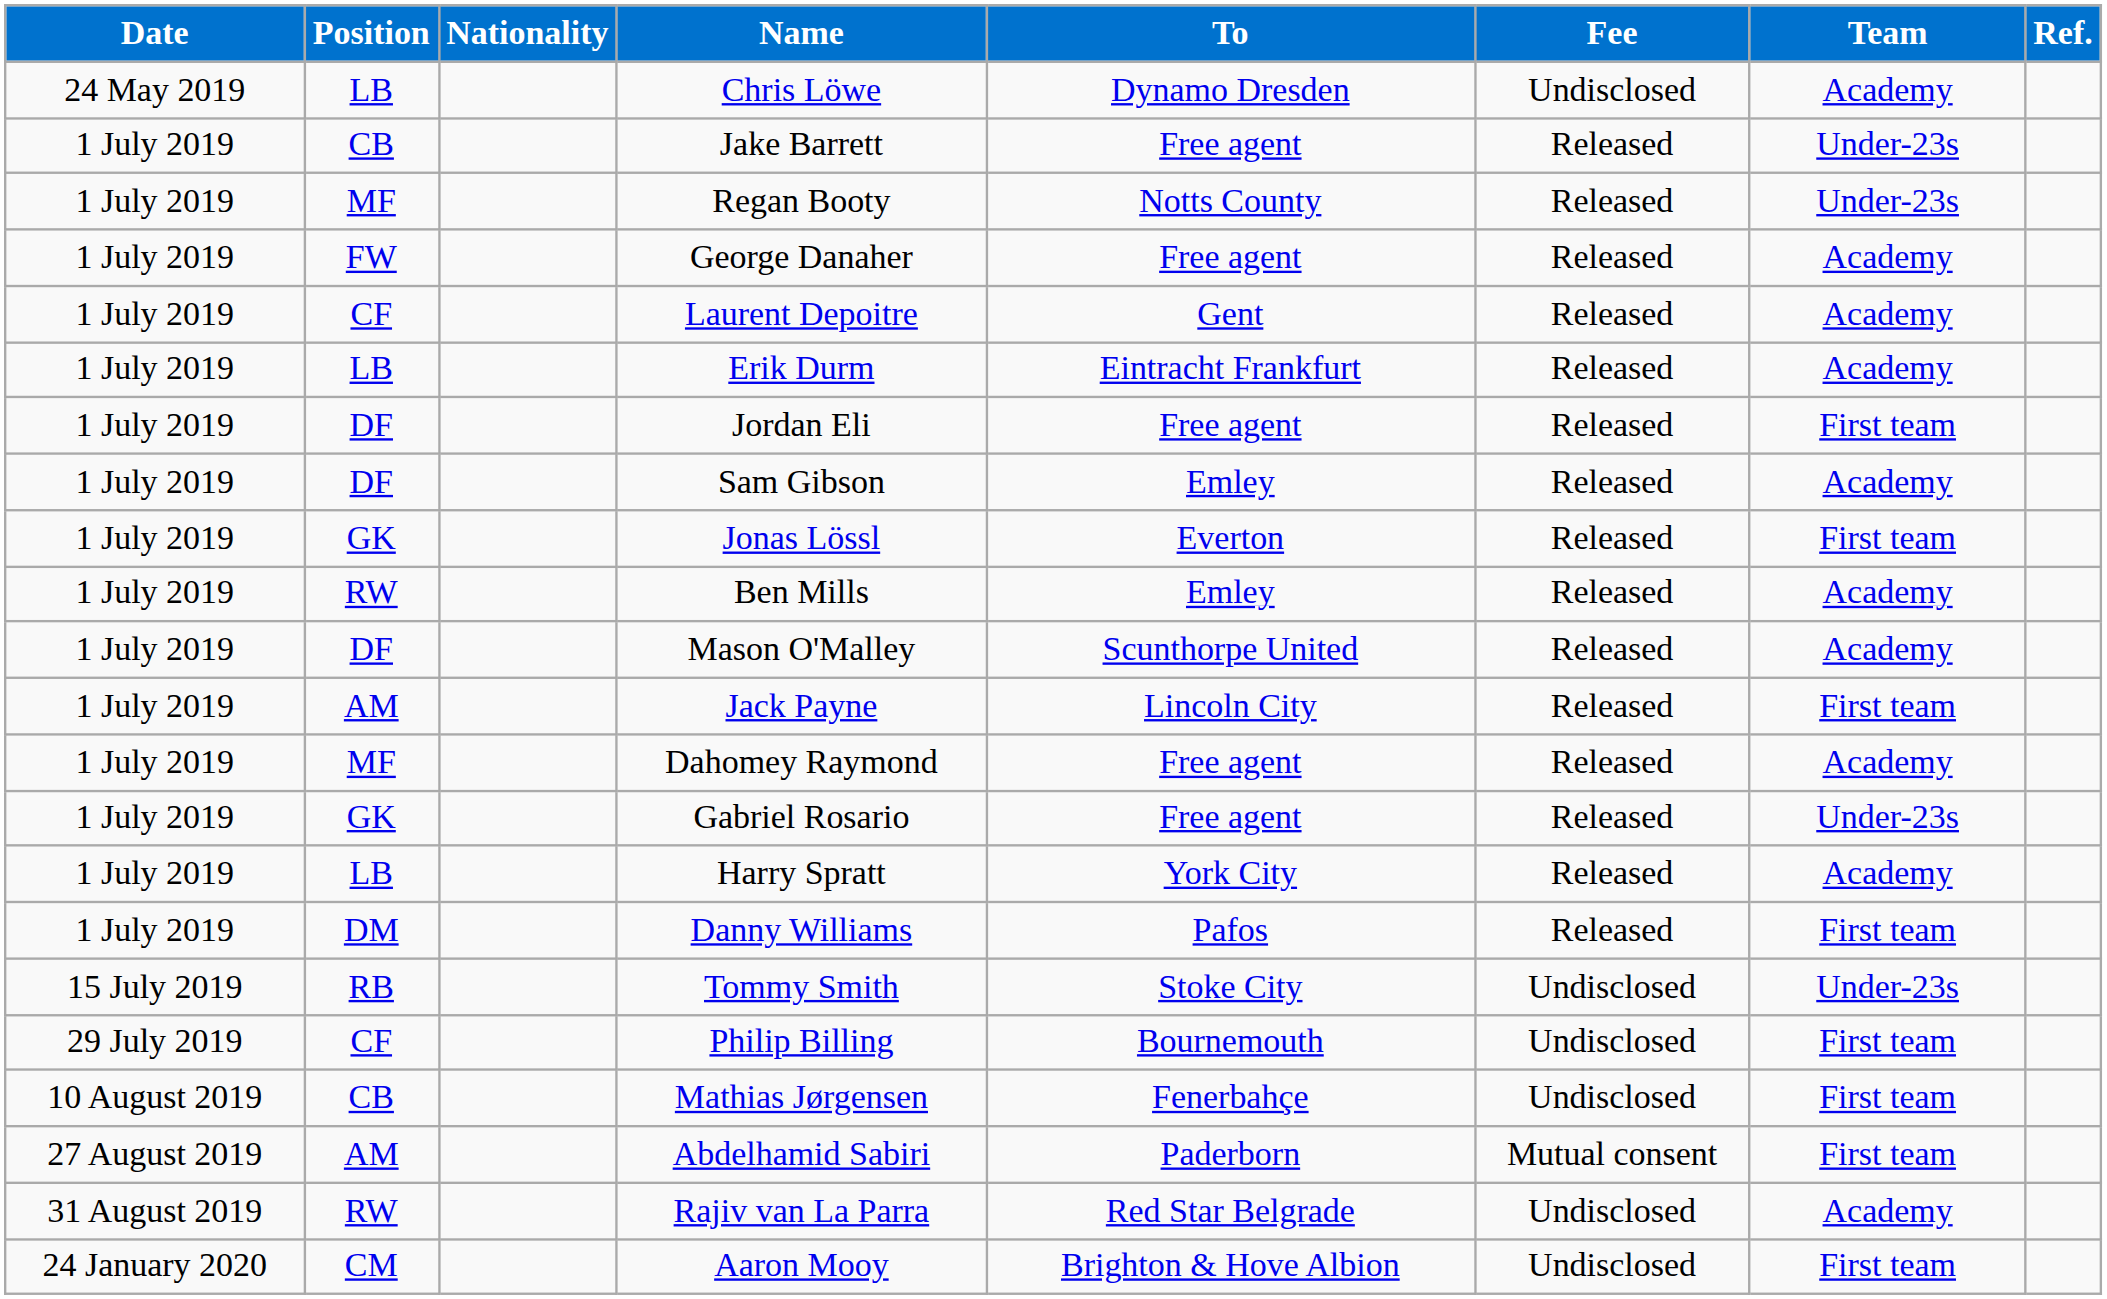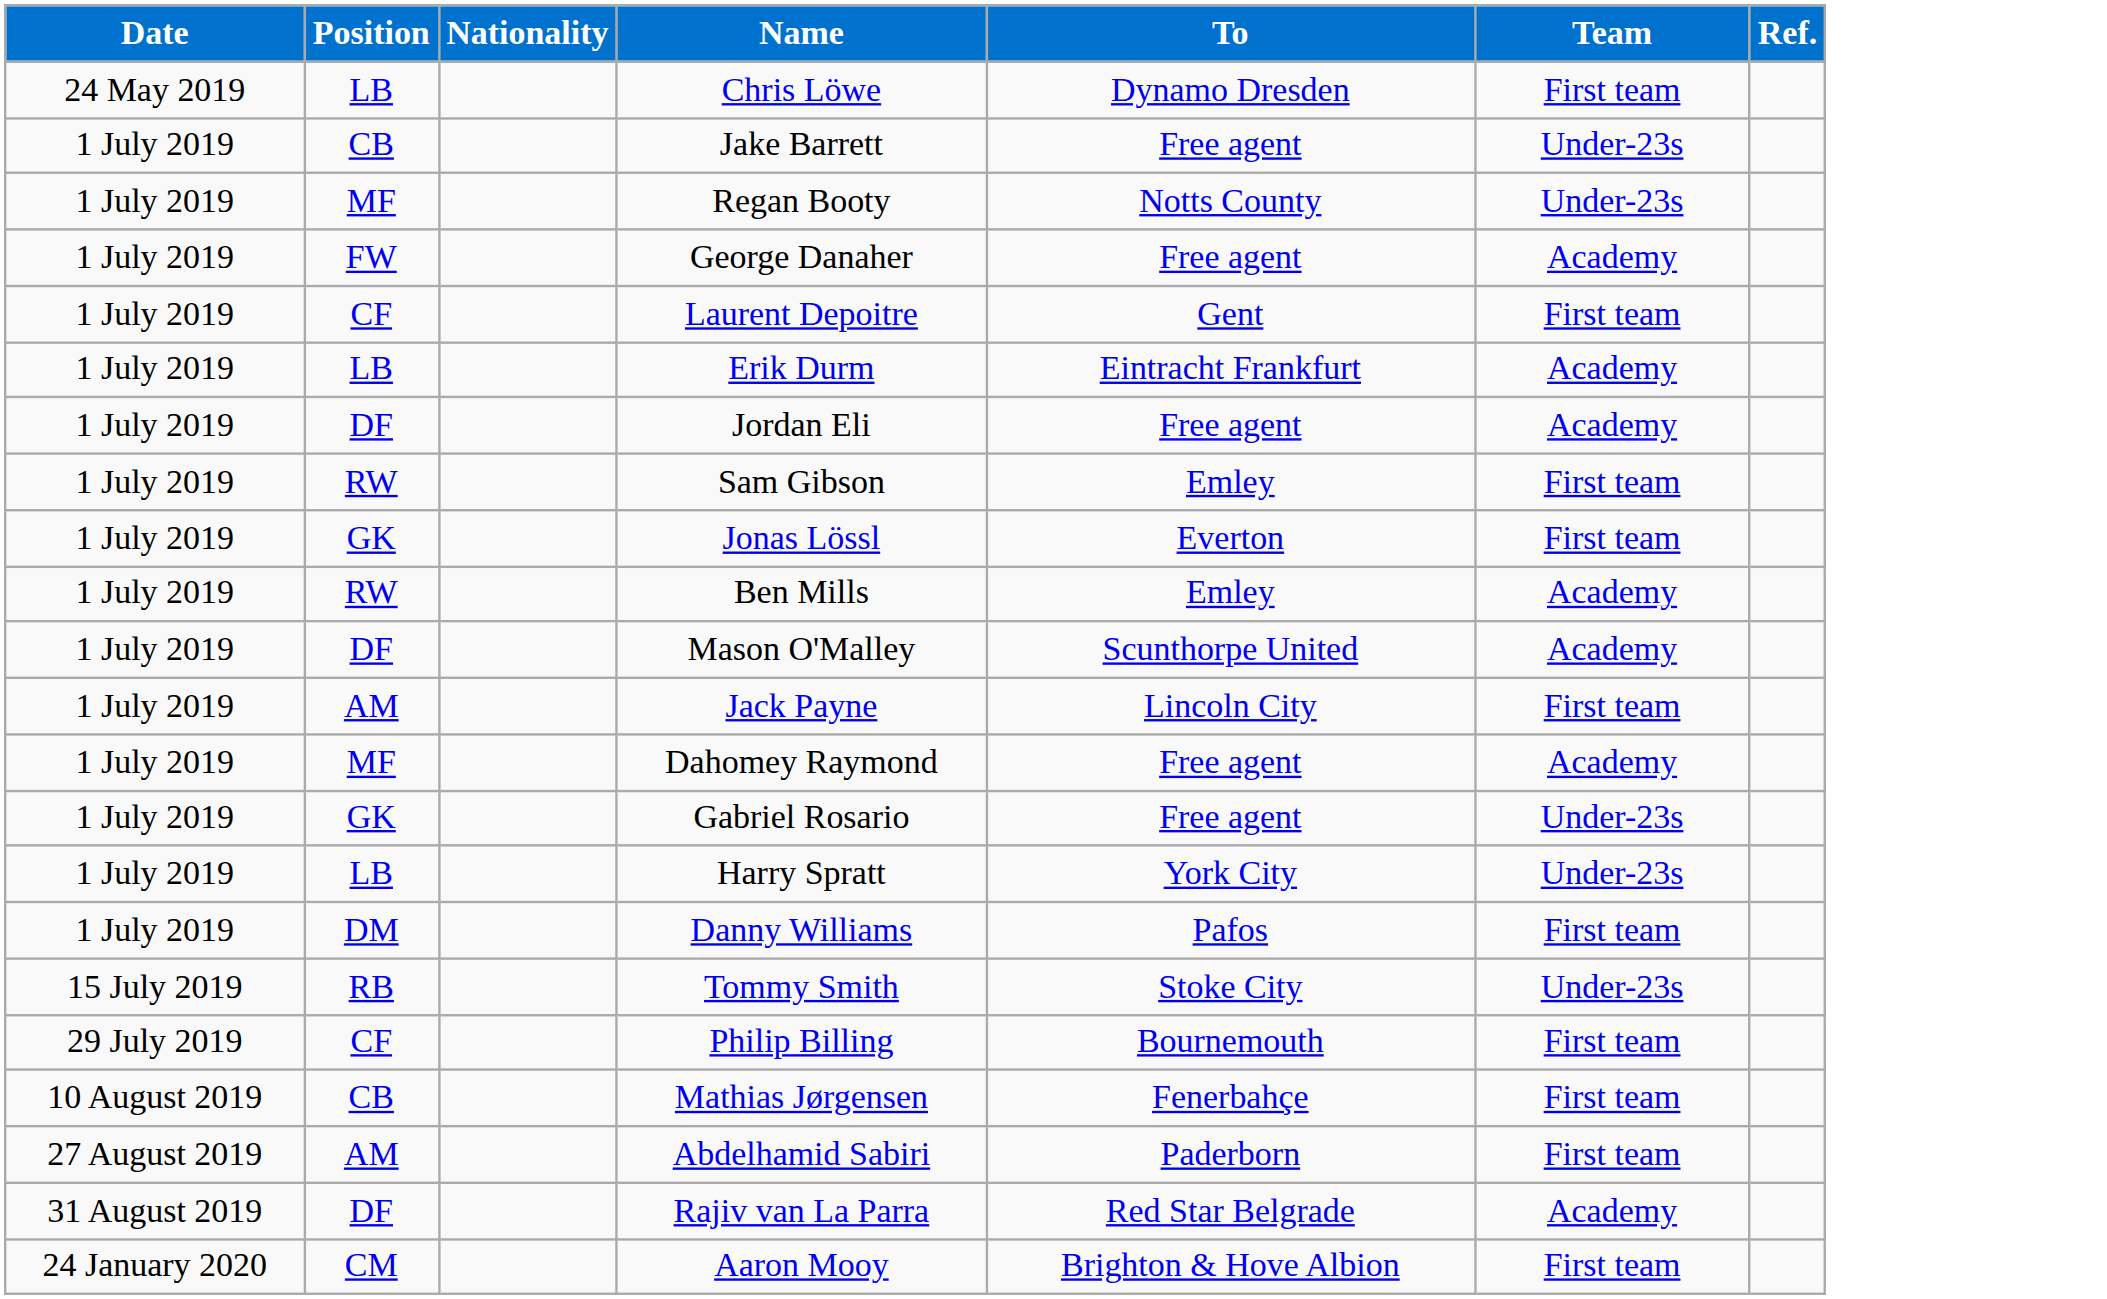- column: (1612, 32)
(1888, 88) Academy -> (1612, 88) First team
(1888, 313) Academy -> (1612, 313) First team
(1888, 425) First team -> (1612, 425) Academy
(371, 481) DF -> (371, 481) RW
(1888, 481) Academy -> (1612, 481) First team
(1888, 873) Academy -> (1612, 873) Under-23s
(371, 1209) RW -> (371, 1209) DF
